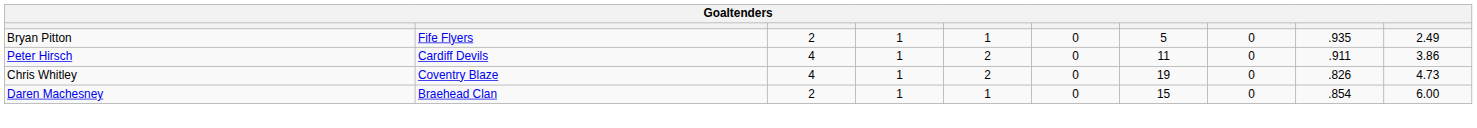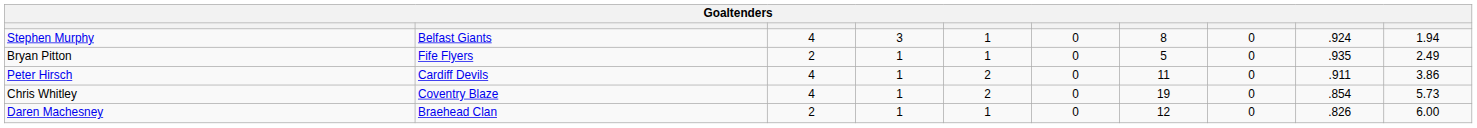+ row: (51, 38)
(1340, 75) .826 -> (1340, 94) .854
(1428, 75) 4.73 -> (1428, 94) 5.73
(1164, 94) 15 -> (1164, 113) 12
(1340, 94) .854 -> (1340, 113) .826
